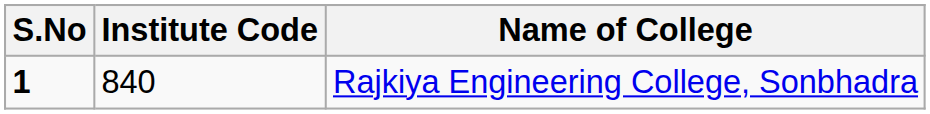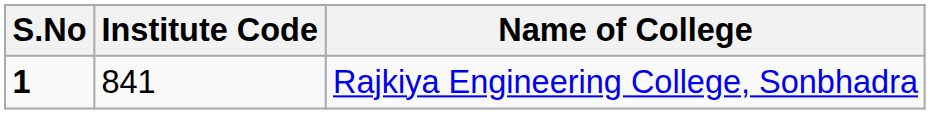(129, 81) 840 -> (129, 81) 841
